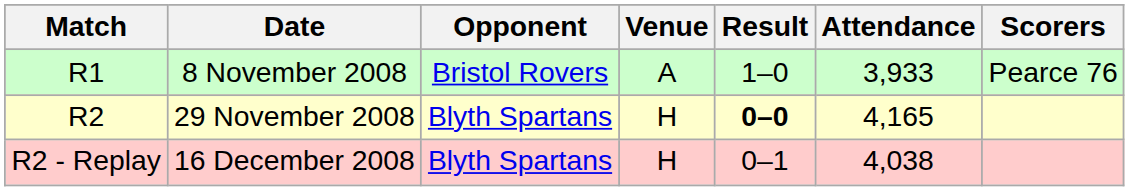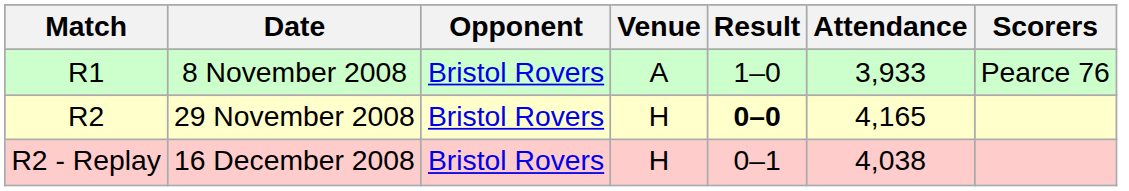(520, 116) Blyth Spartans -> (516, 116) Bristol Rovers
(520, 161) Blyth Spartans -> (516, 161) Bristol Rovers
